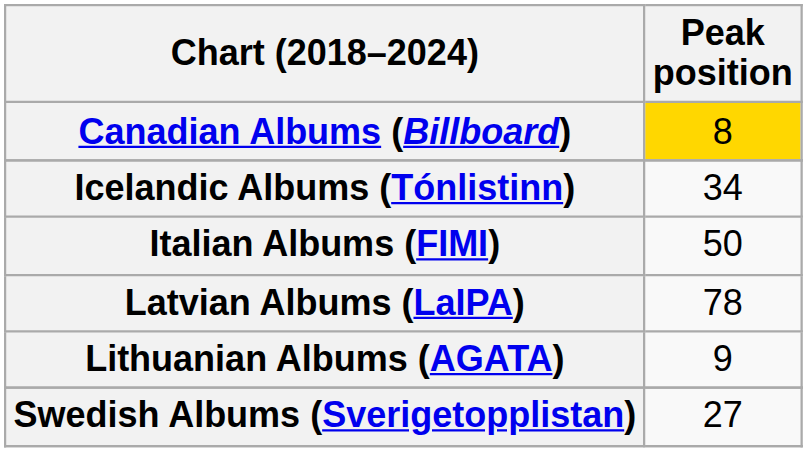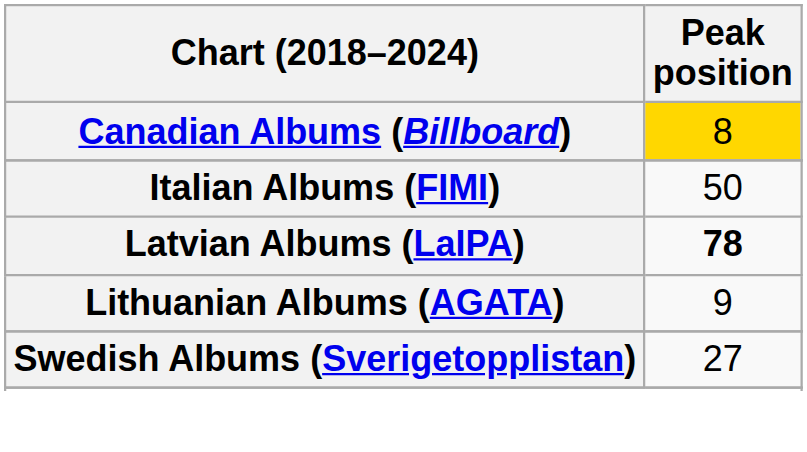- row: (325, 187)
(723, 301) normal -> (723, 244) bold
